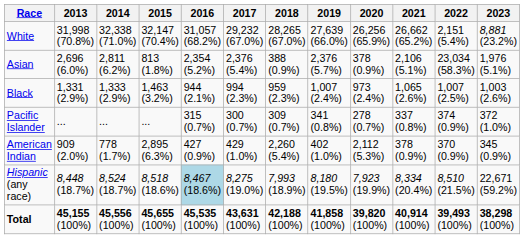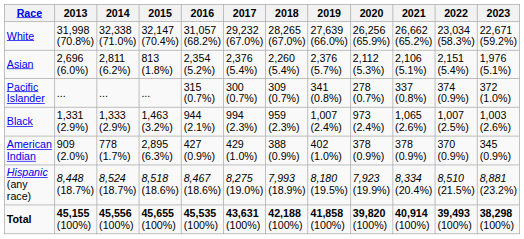(453, 36) 2,151 (5.4%) -> (456, 36) 23,034 (58.3%)
(498, 36) 8,881 (23.2%) -> (498, 36) 22,671 (59.2%)
(284, 65) 388 (0.9%) -> (284, 65) 2,260 (5.4%)
(369, 65) 378 (0.9%) -> (369, 65) 2,112 (5.3%)
(456, 65) 23,034 (58.3%) -> (453, 65) 2,151 (5.4%)
rows swapped: (20, 93) <-> (26, 122)
(284, 151) 2,260 (5.4%) -> (284, 151) 388 (0.9%)
(369, 151) 2,112 (5.3%) -> (369, 151) 378 (0.9%)
(202, 185) lightblue background -> (202, 185) no background
(498, 185) 22,671 (59.2%) -> (498, 185) 8,881 (23.2%)
